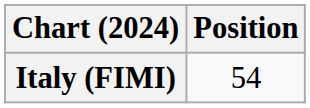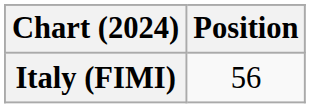(246, 77) 54 -> (246, 77) 56
